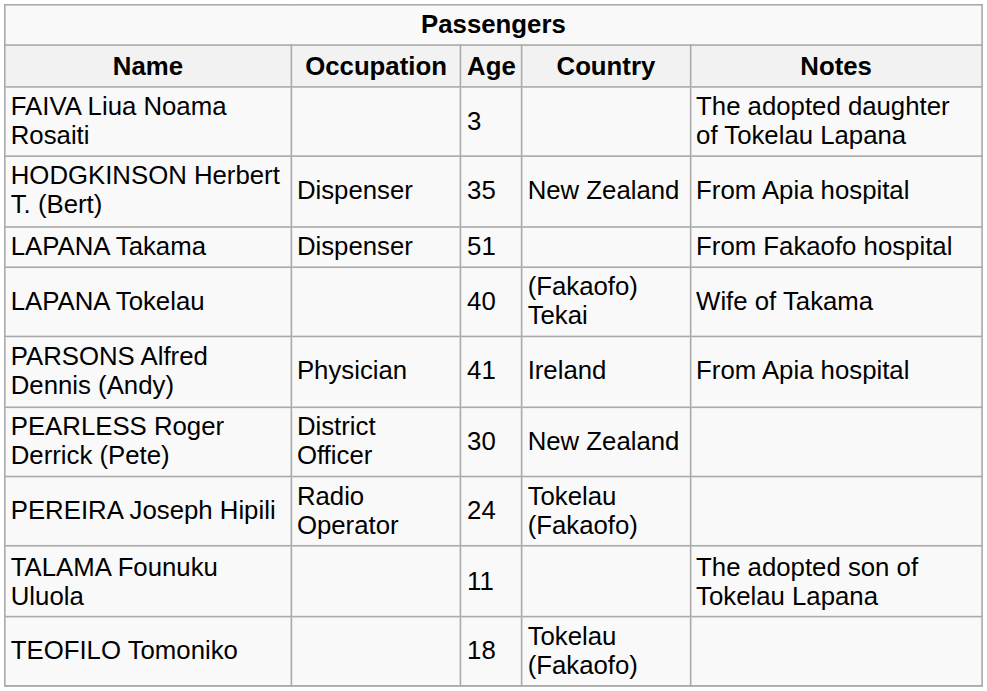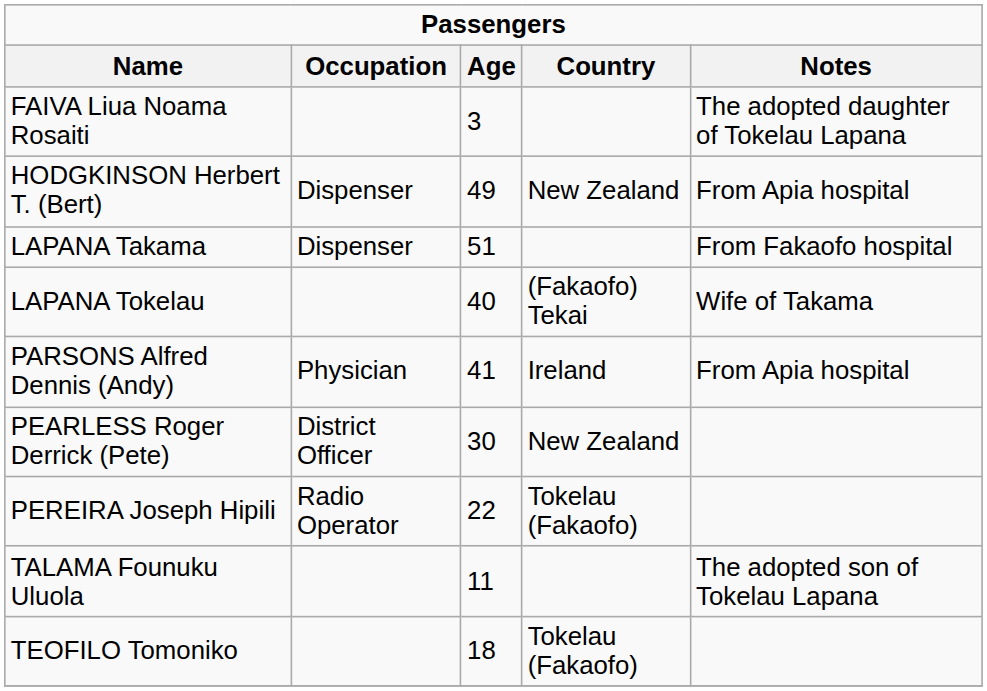(481, 190) 35 -> (481, 190) 49
(481, 511) 24 -> (481, 511) 22
